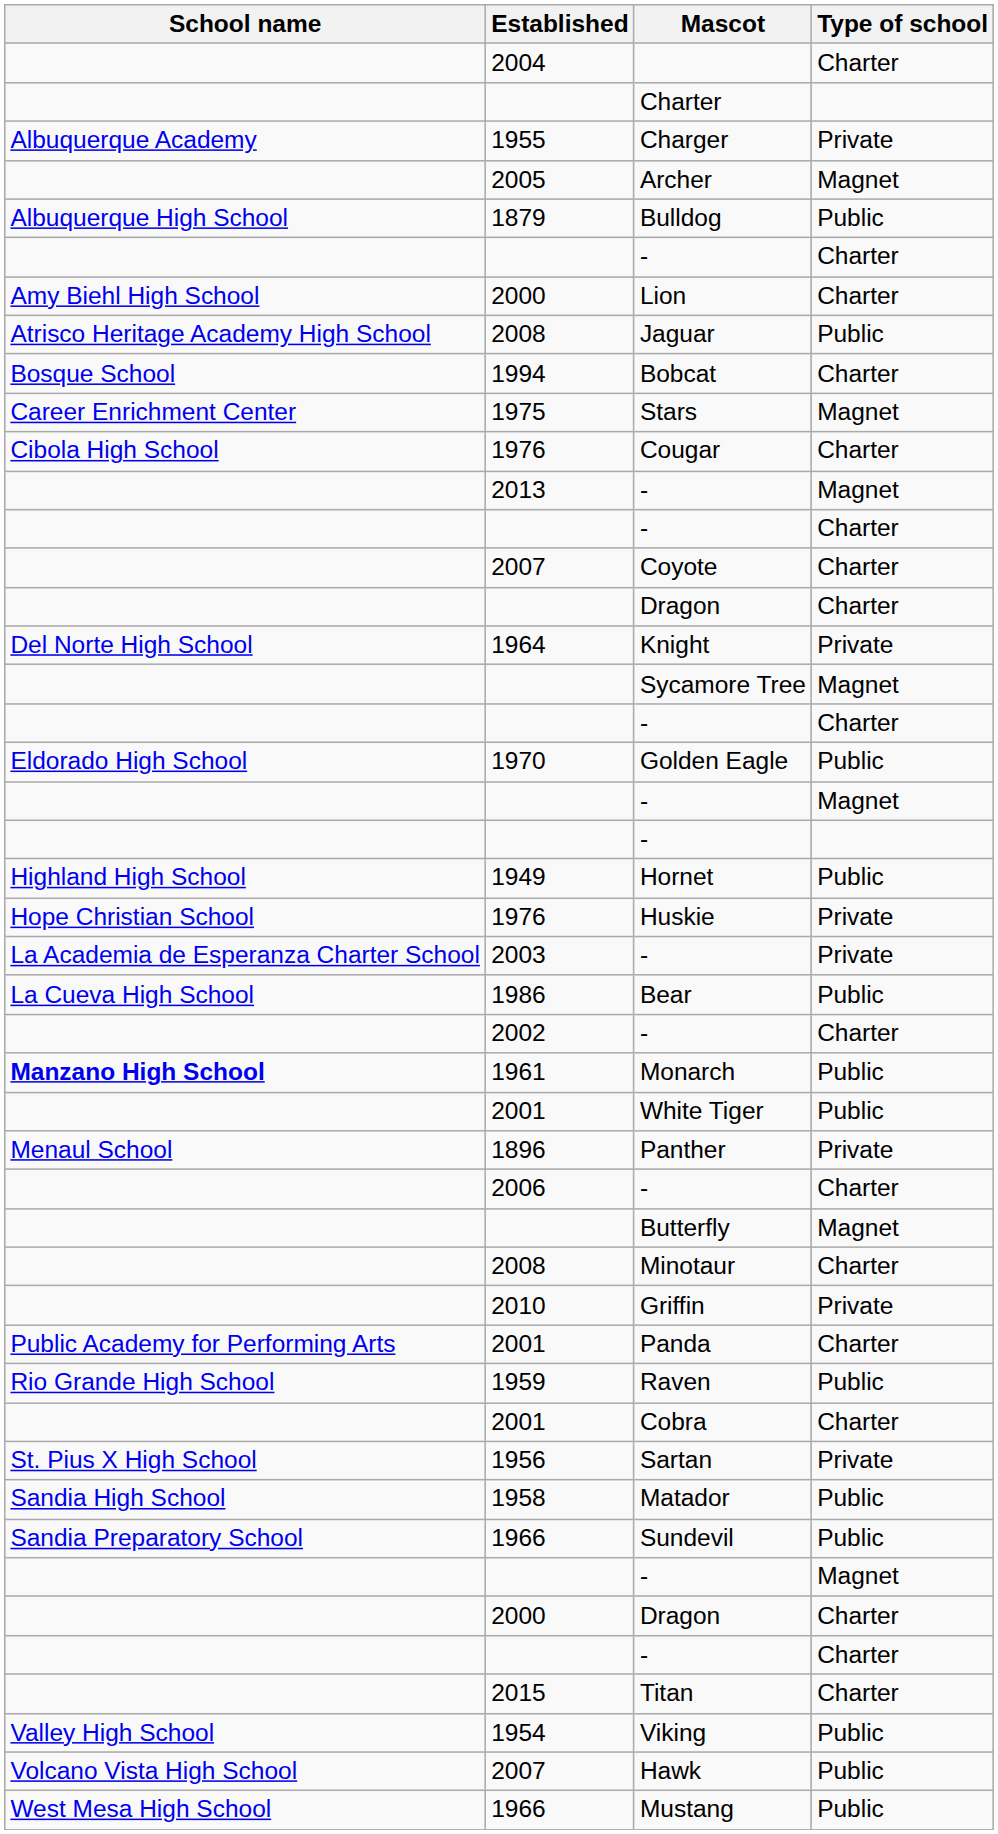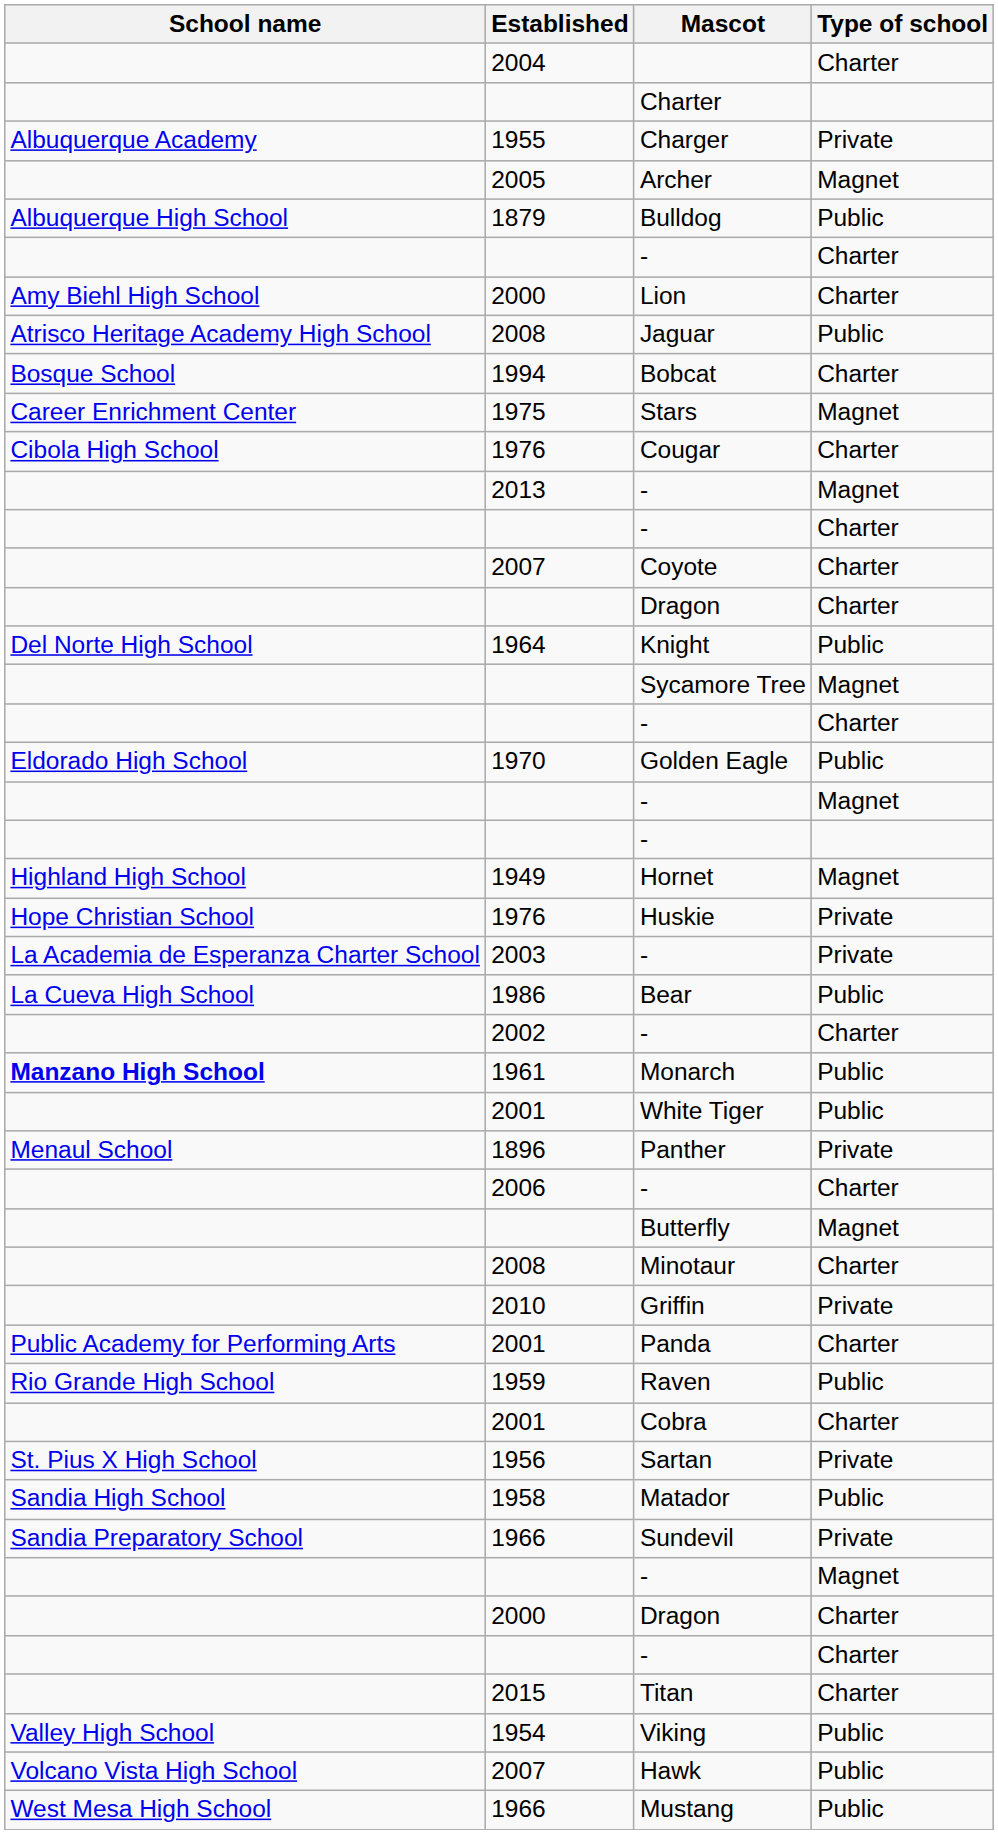(855, 645) Private -> (850, 645) Public
(850, 878) Public -> (858, 878) Magnet
(850, 1538) Public -> (855, 1538) Private
